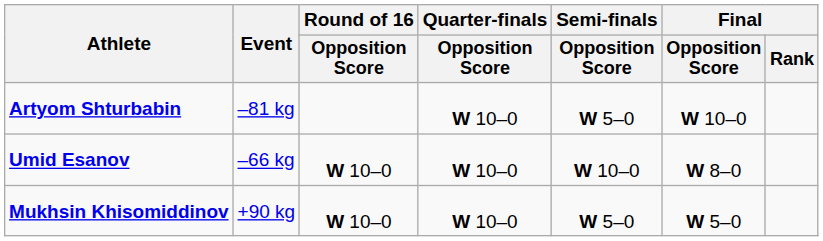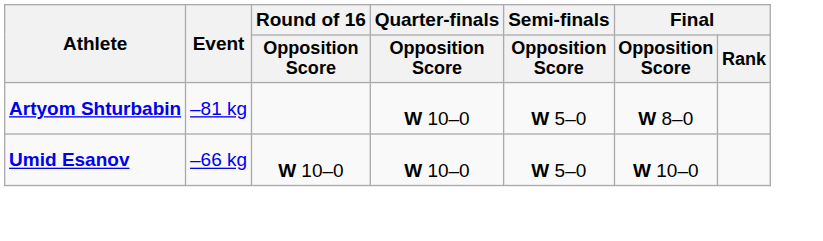(714, 119) W 10–0 -> (666, 119) W 8–0
(607, 171) W 10–0 -> (559, 171) W 5–0
(714, 171) W 8–0 -> (666, 171) W 10–0
- row: (119, 211)
